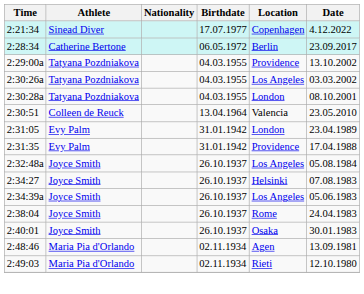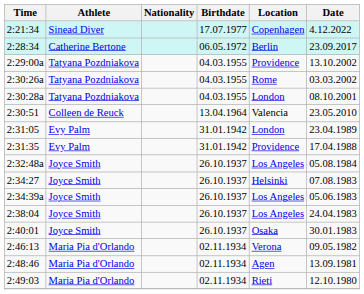(278, 79) Los Angeles -> (264, 79) Rome
(264, 213) Rome -> (278, 213) Los Angeles
+ row: (23, 247)
